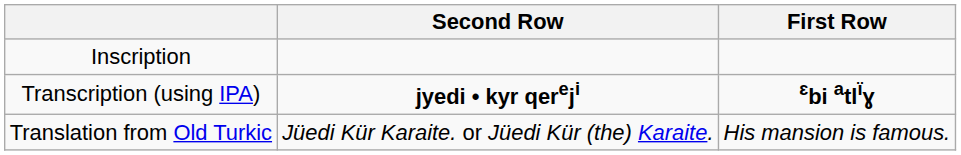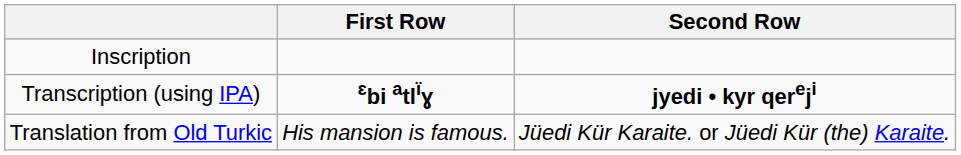columns swapped: (837, 21) <-> (498, 21)
